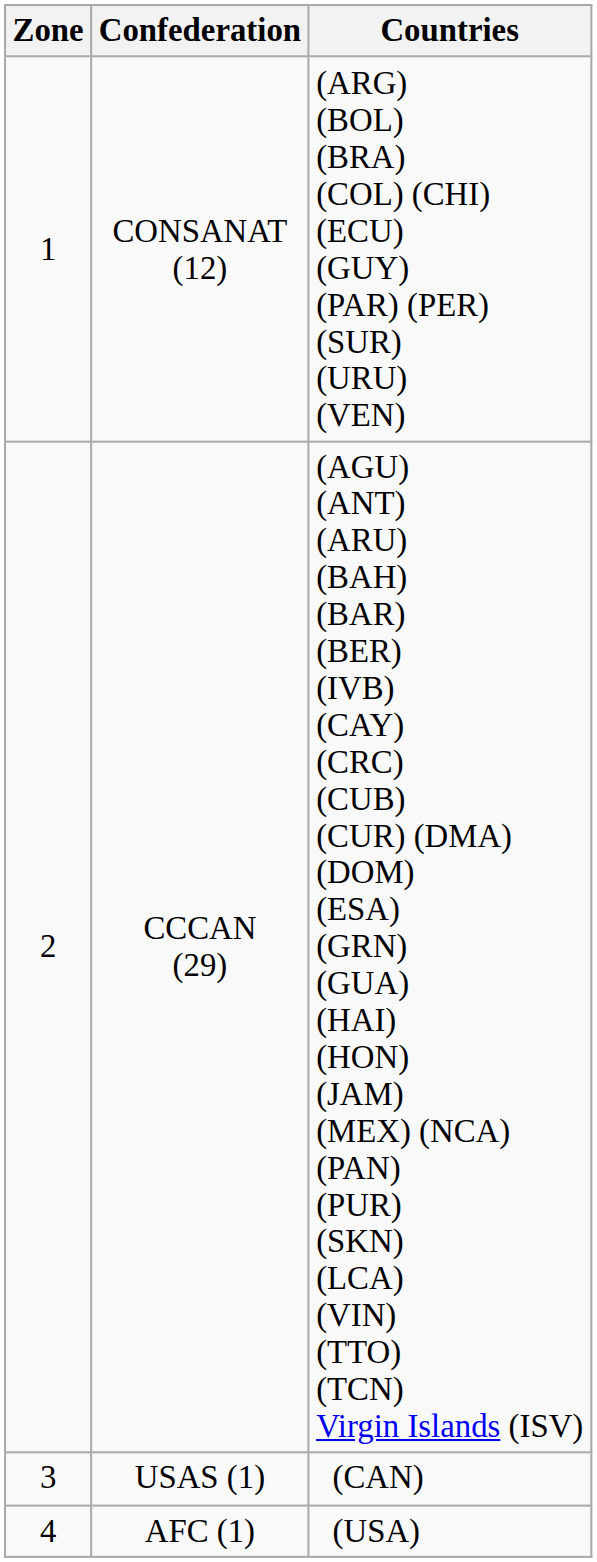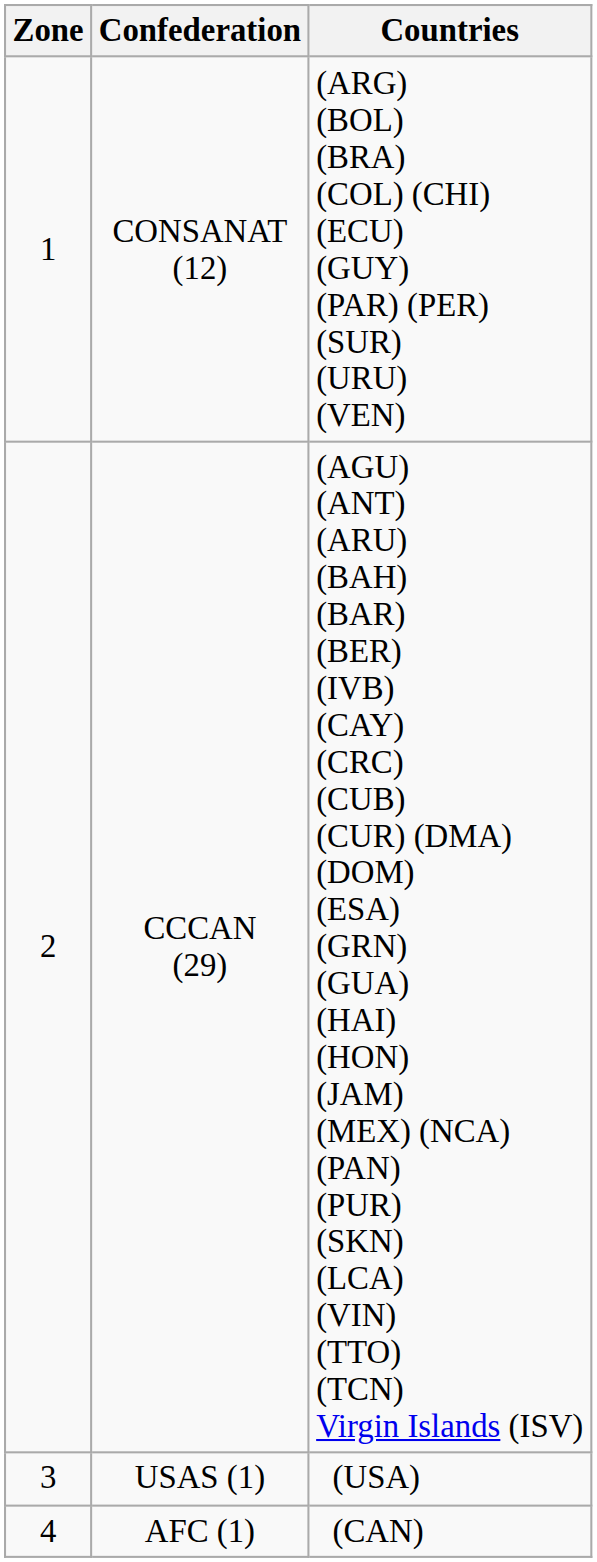(370, 1478) (CAN) -> (368, 1478) (USA)
(368, 1530) (USA) -> (370, 1530) (CAN)
